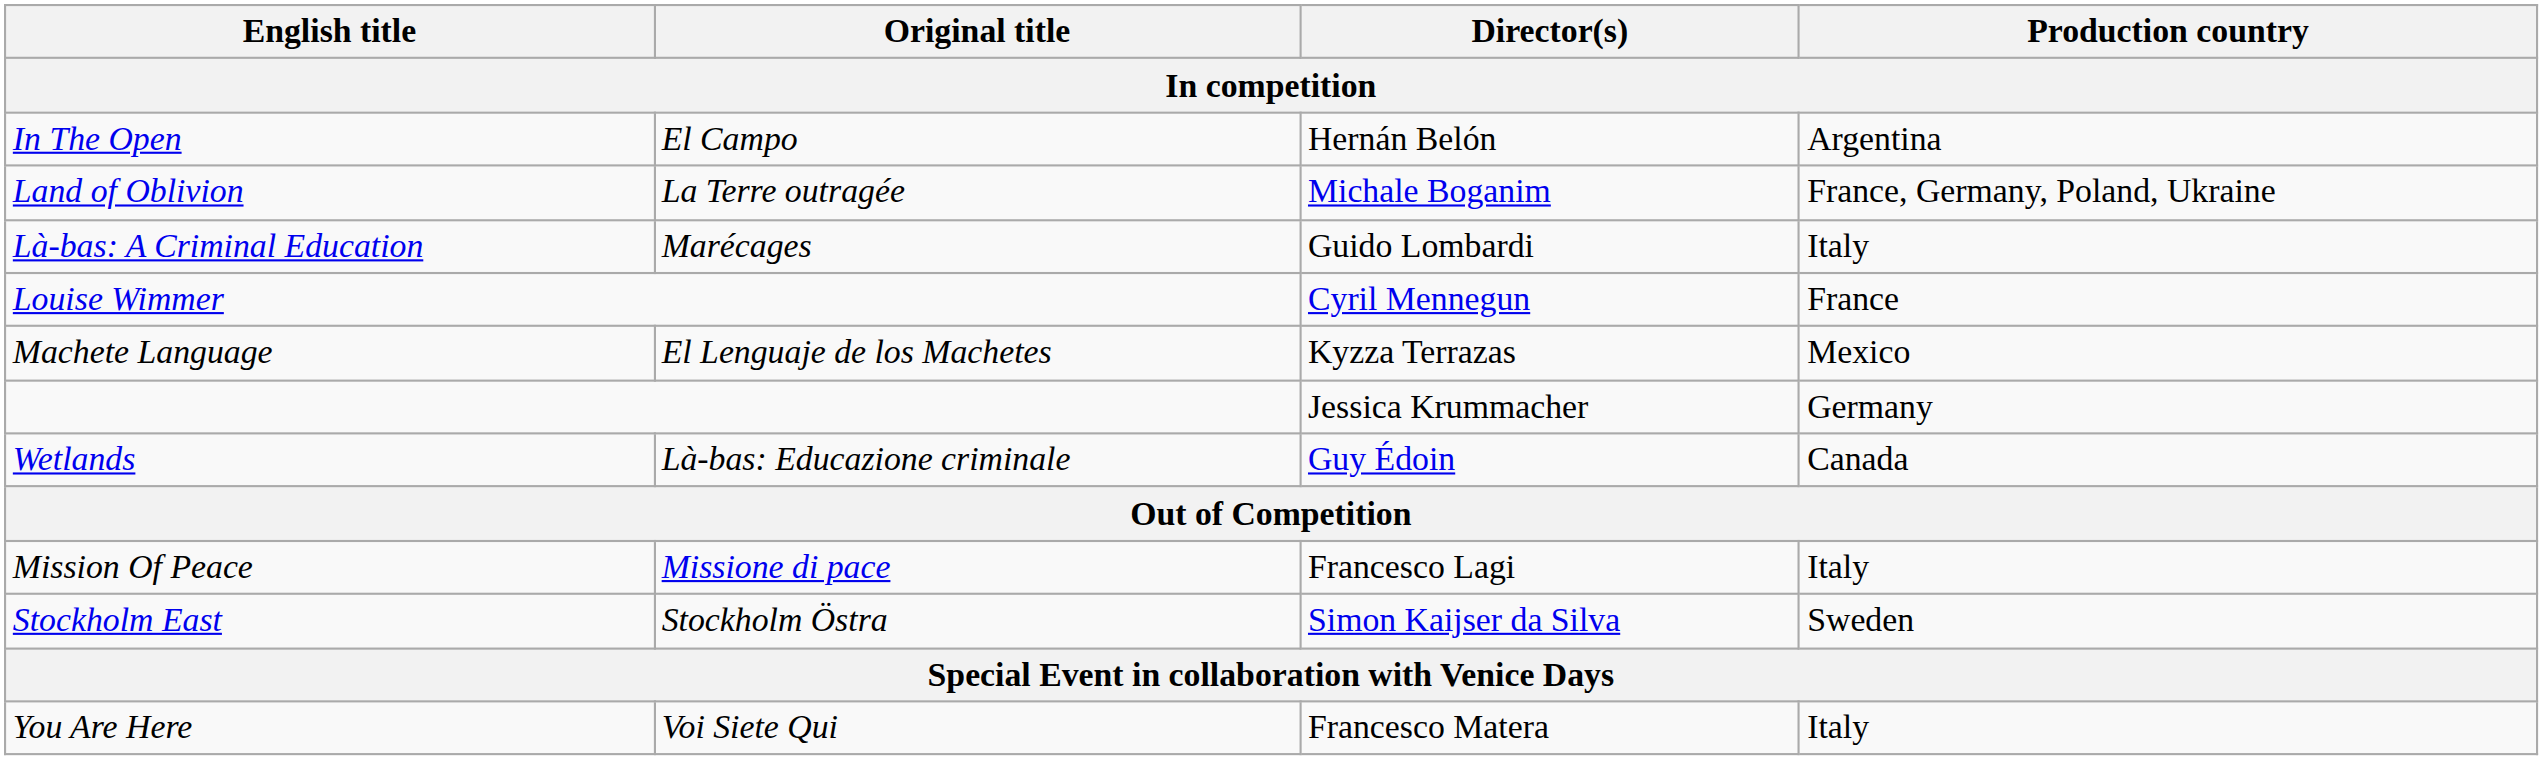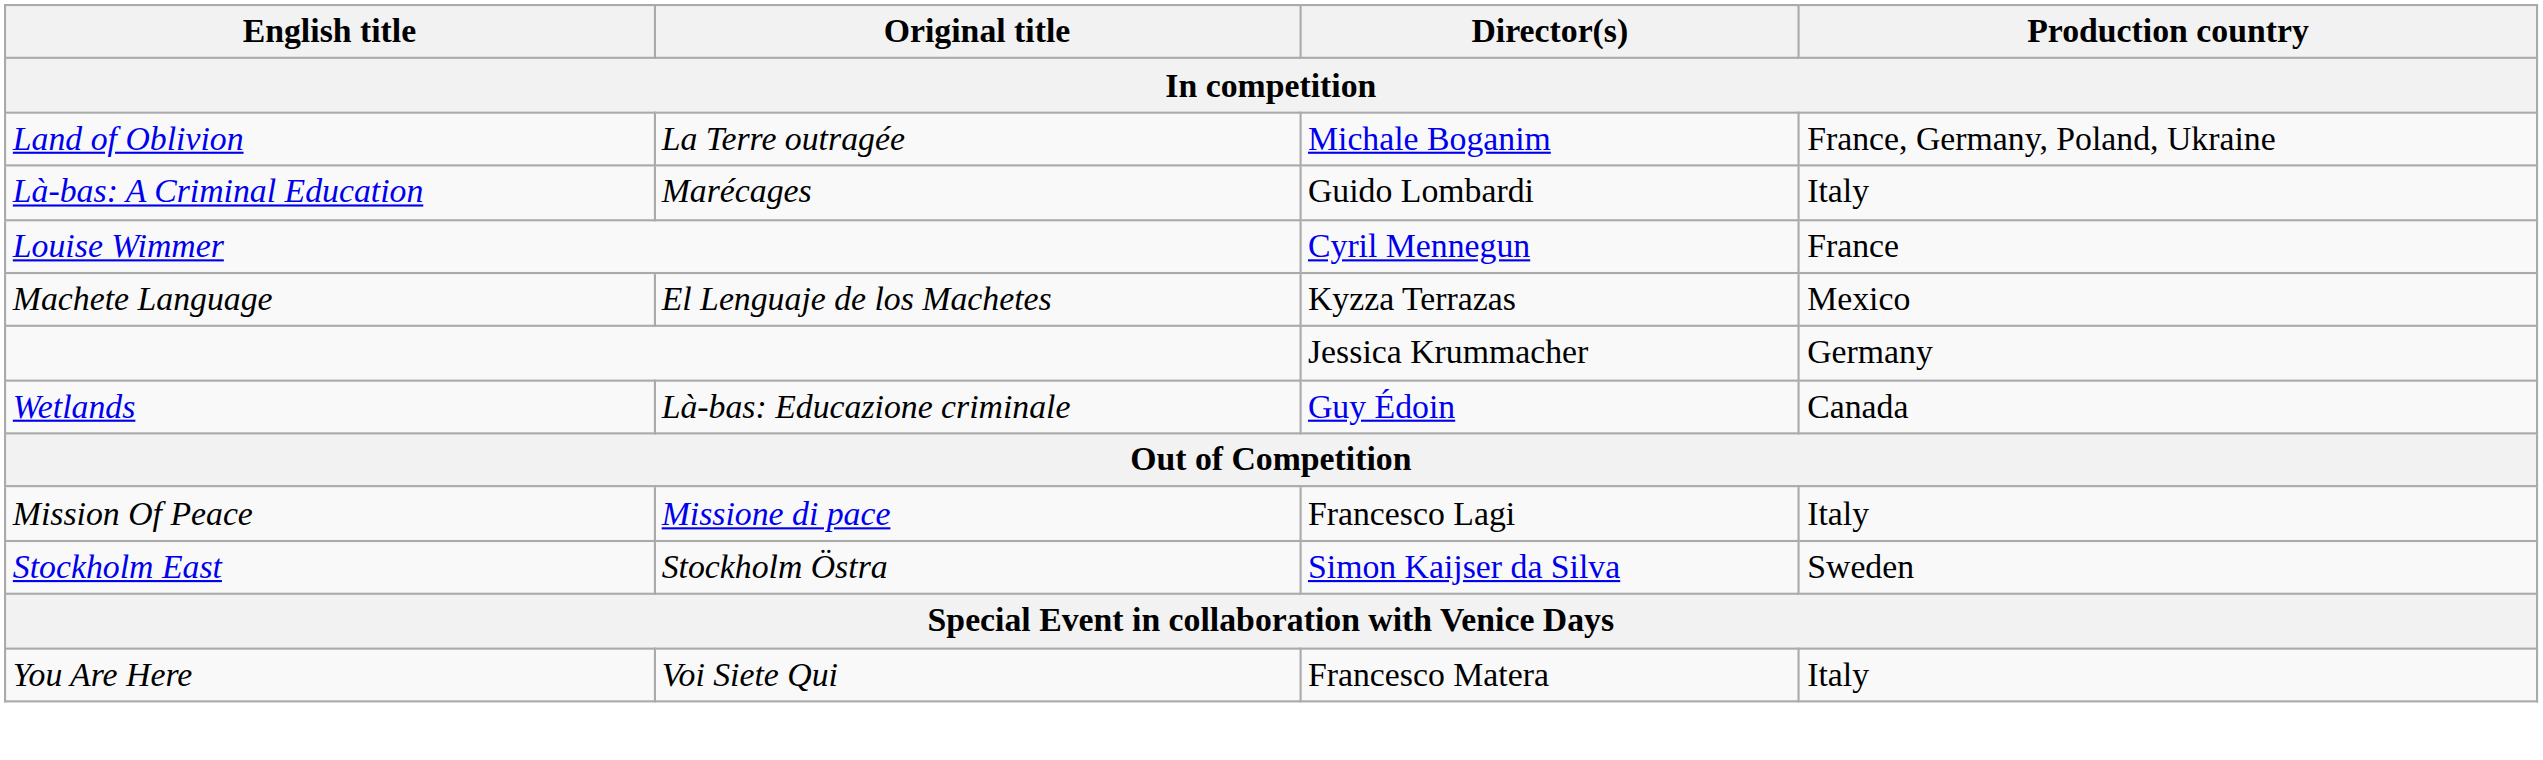- row: (97, 138)
